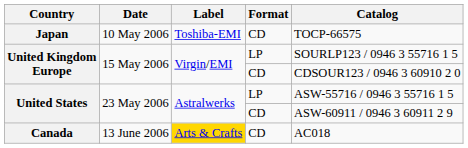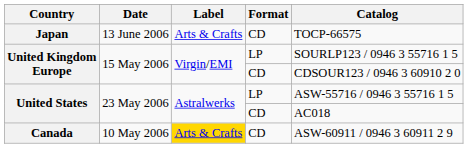(135, 34) 10 May 2006 -> (135, 34) 13 June 2006
(208, 34) Toshiba-EMI -> (208, 34) Arts & Crafts
(373, 113) ASW-60911 / 0946 3 60911 2 9 -> (312, 113) AC018
(135, 133) 13 June 2006 -> (135, 133) 10 May 2006
(312, 133) AC018 -> (373, 133) ASW-60911 / 0946 3 60911 2 9
